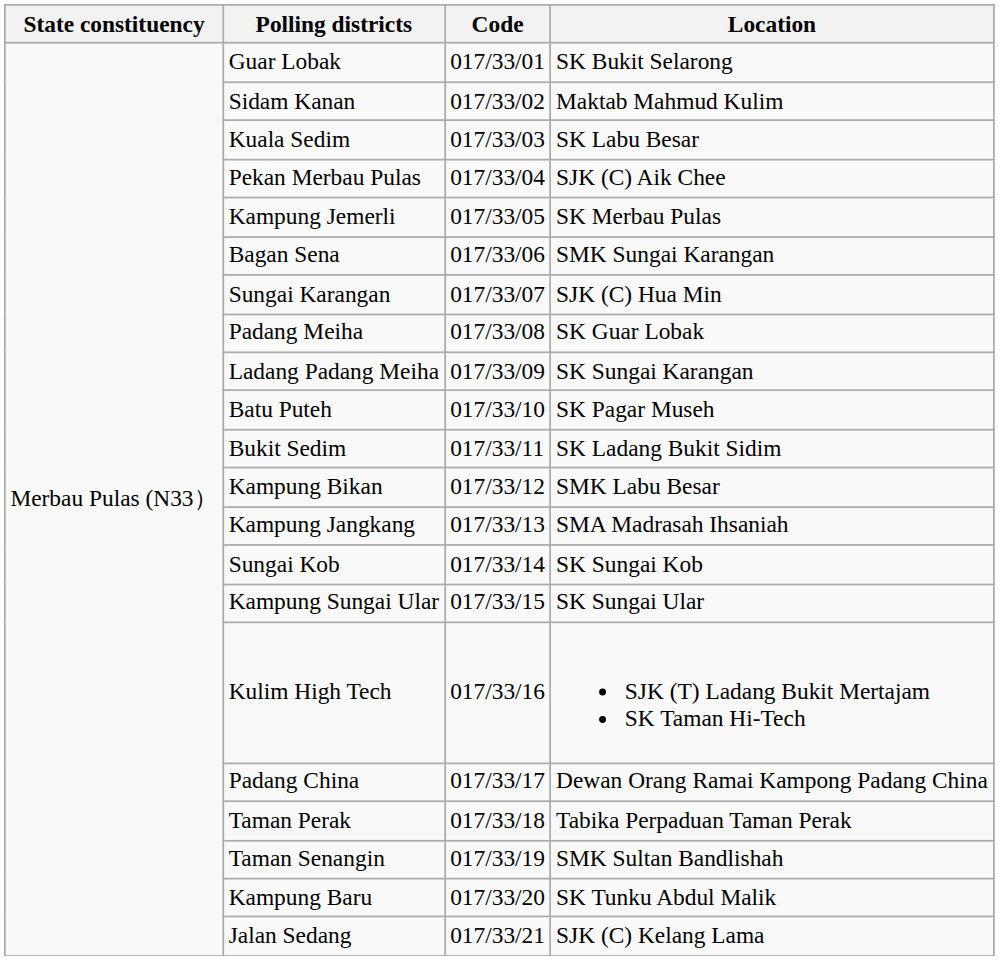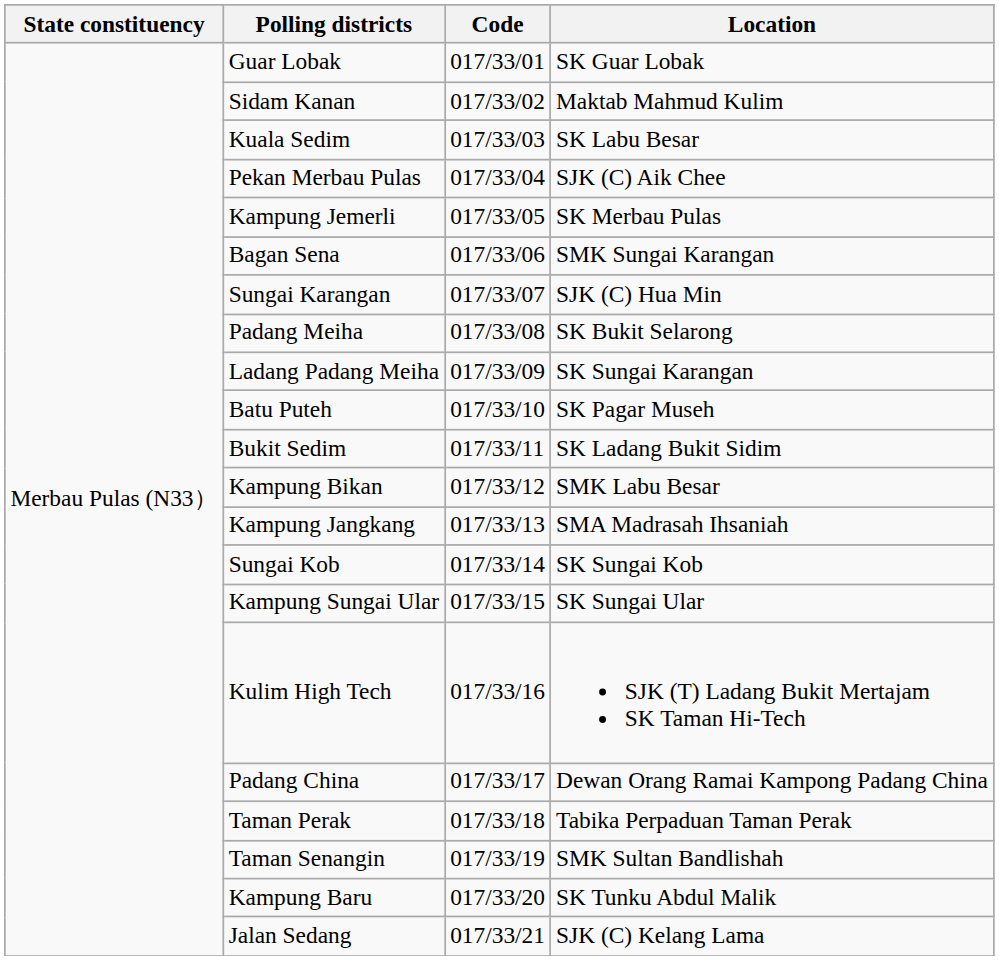(644, 61) SK Bukit Selarong -> (630, 61) SK Guar Lobak
(630, 332) SK Guar Lobak -> (644, 332) SK Bukit Selarong
